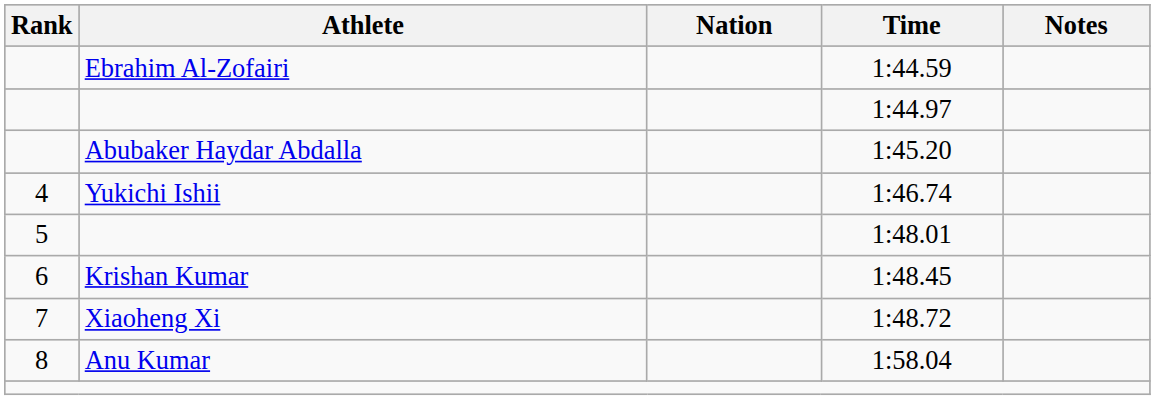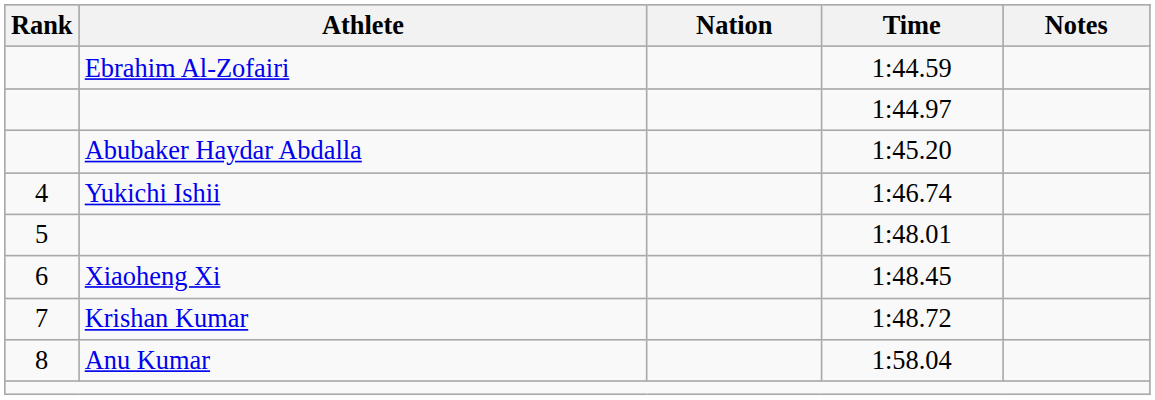(166, 276) Krishan Kumar -> (153, 276) Xiaoheng Xi
(153, 318) Xiaoheng Xi -> (166, 318) Krishan Kumar
